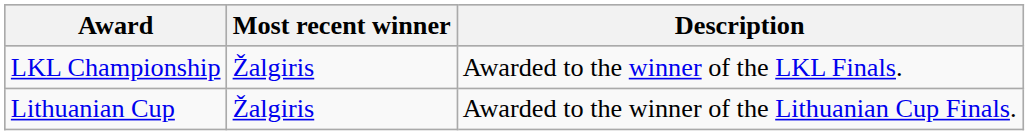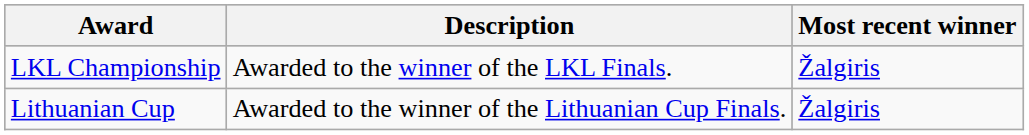columns swapped: (740, 25) <-> (342, 25)
